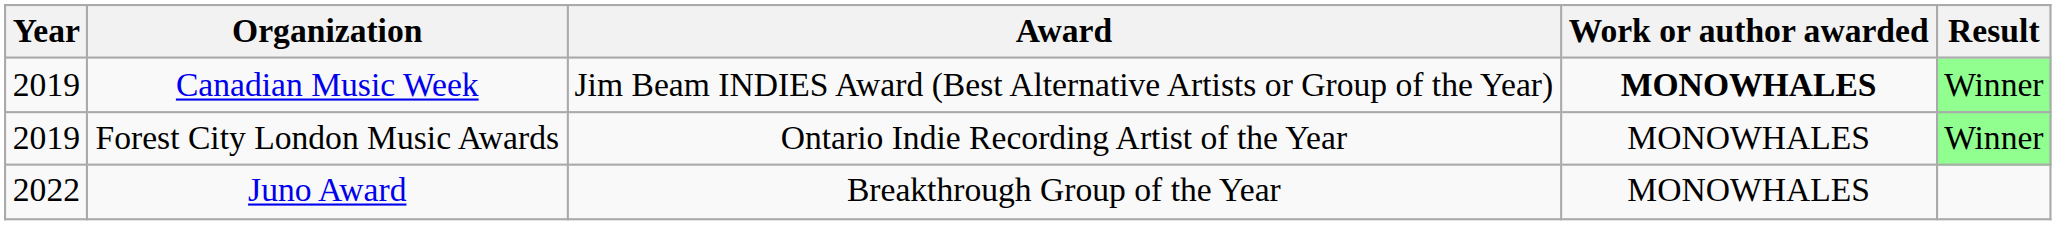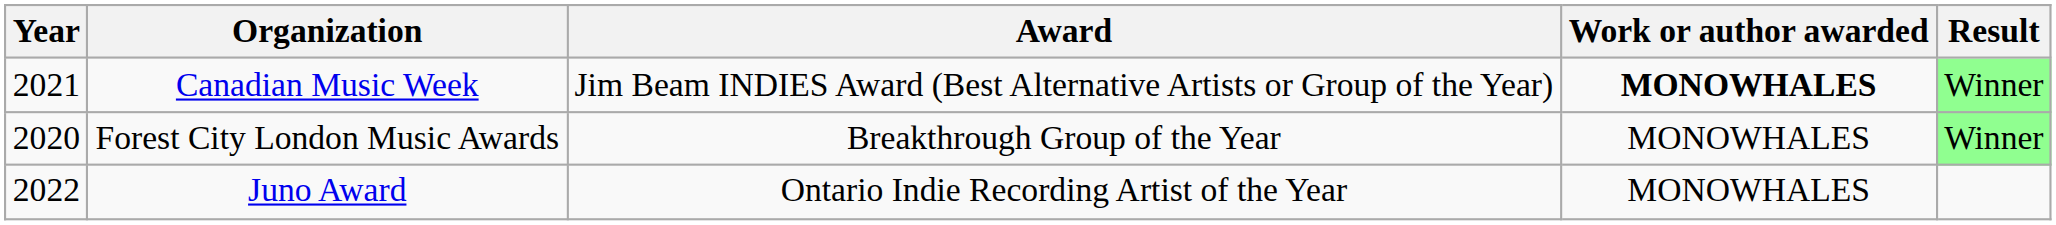(46, 84) 2019 -> (46, 84) 2021
(46, 137) 2019 -> (46, 137) 2020
(1064, 137) Ontario Indie Recording Artist of the Year -> (1064, 137) Breakthrough Group of the Year
(1064, 191) Breakthrough Group of the Year -> (1064, 191) Ontario Indie Recording Artist of the Year
